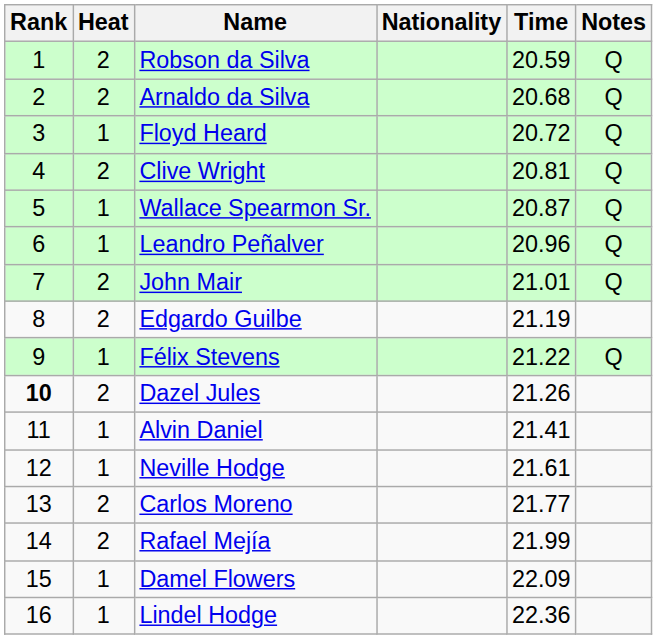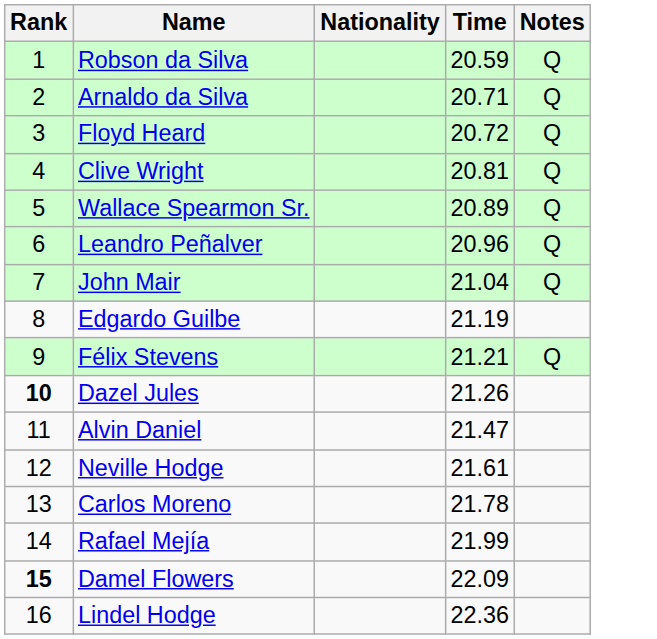- column: (103, 23)
(541, 97) 20.68 -> (480, 97) 20.71
(541, 208) 20.87 -> (480, 208) 20.89
(541, 282) 21.01 -> (480, 282) 21.04
(541, 356) 21.22 -> (480, 356) 21.21
(541, 430) 21.41 -> (480, 430) 21.47
(541, 504) 21.77 -> (480, 504) 21.78
(39, 578) normal -> (39, 578) bold
